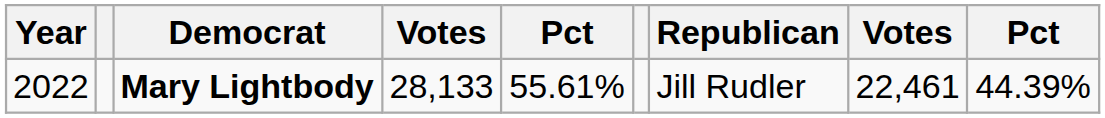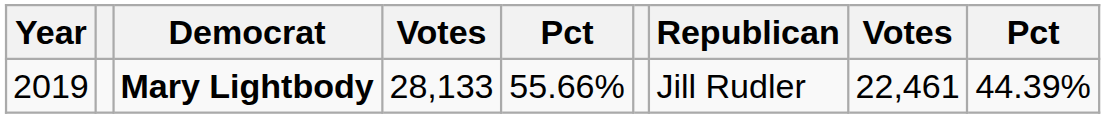(51, 86) 2022 -> (51, 86) 2019
(567, 86) 55.61% -> (567, 86) 55.66%
